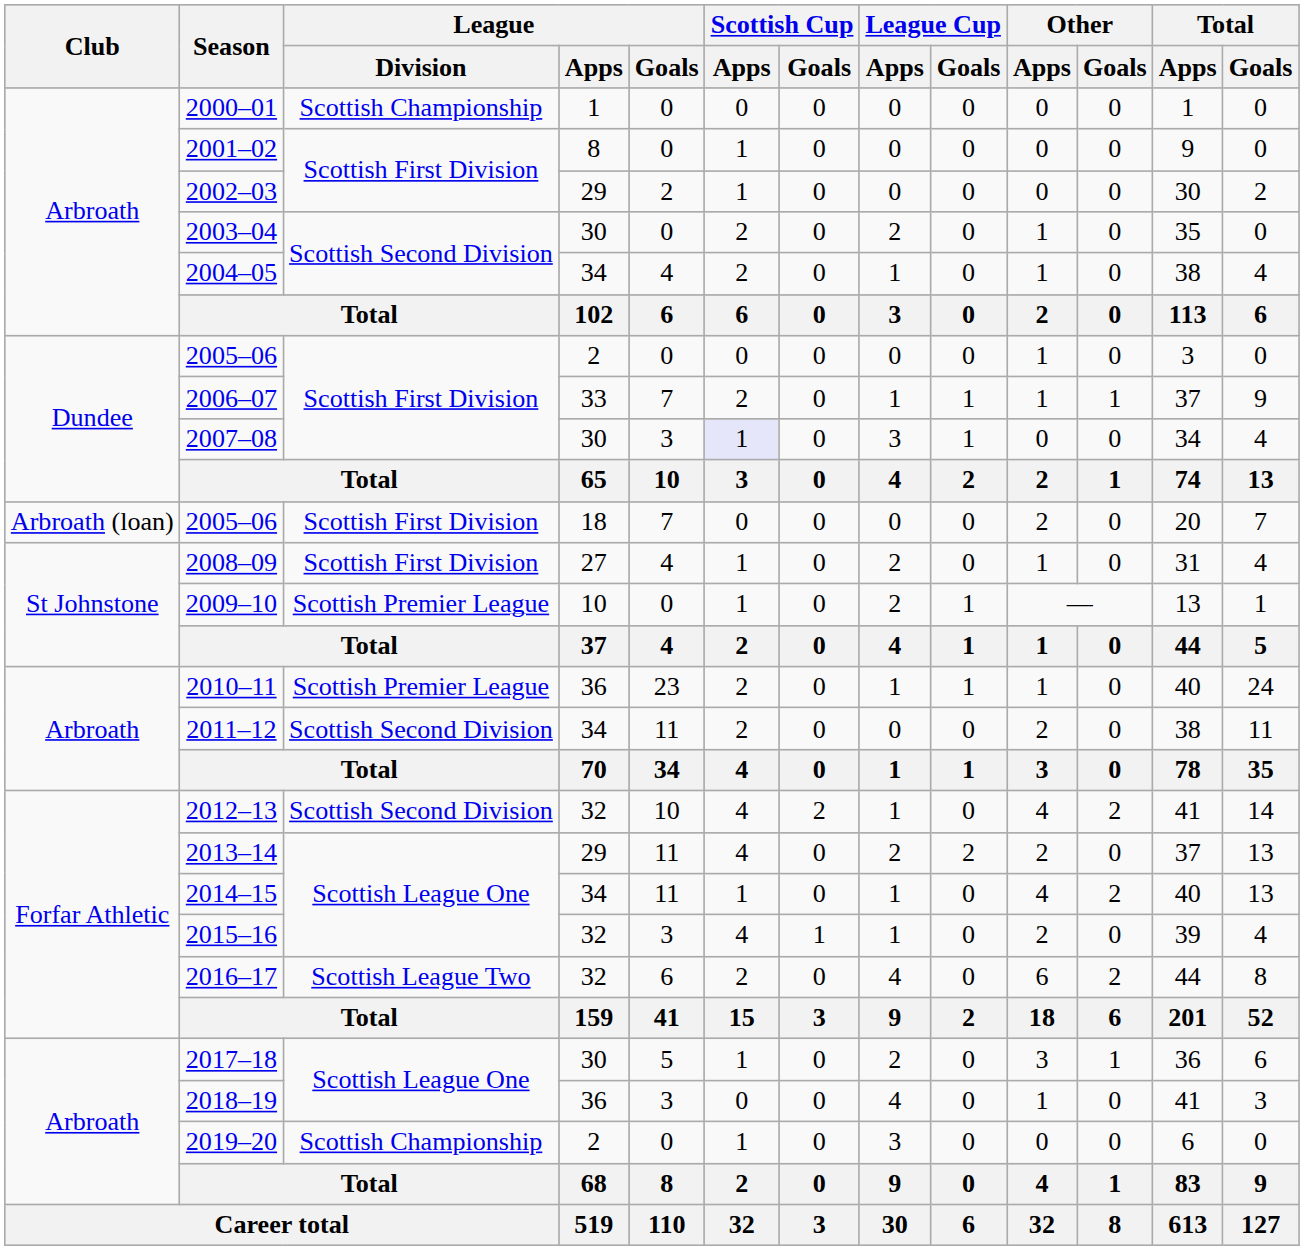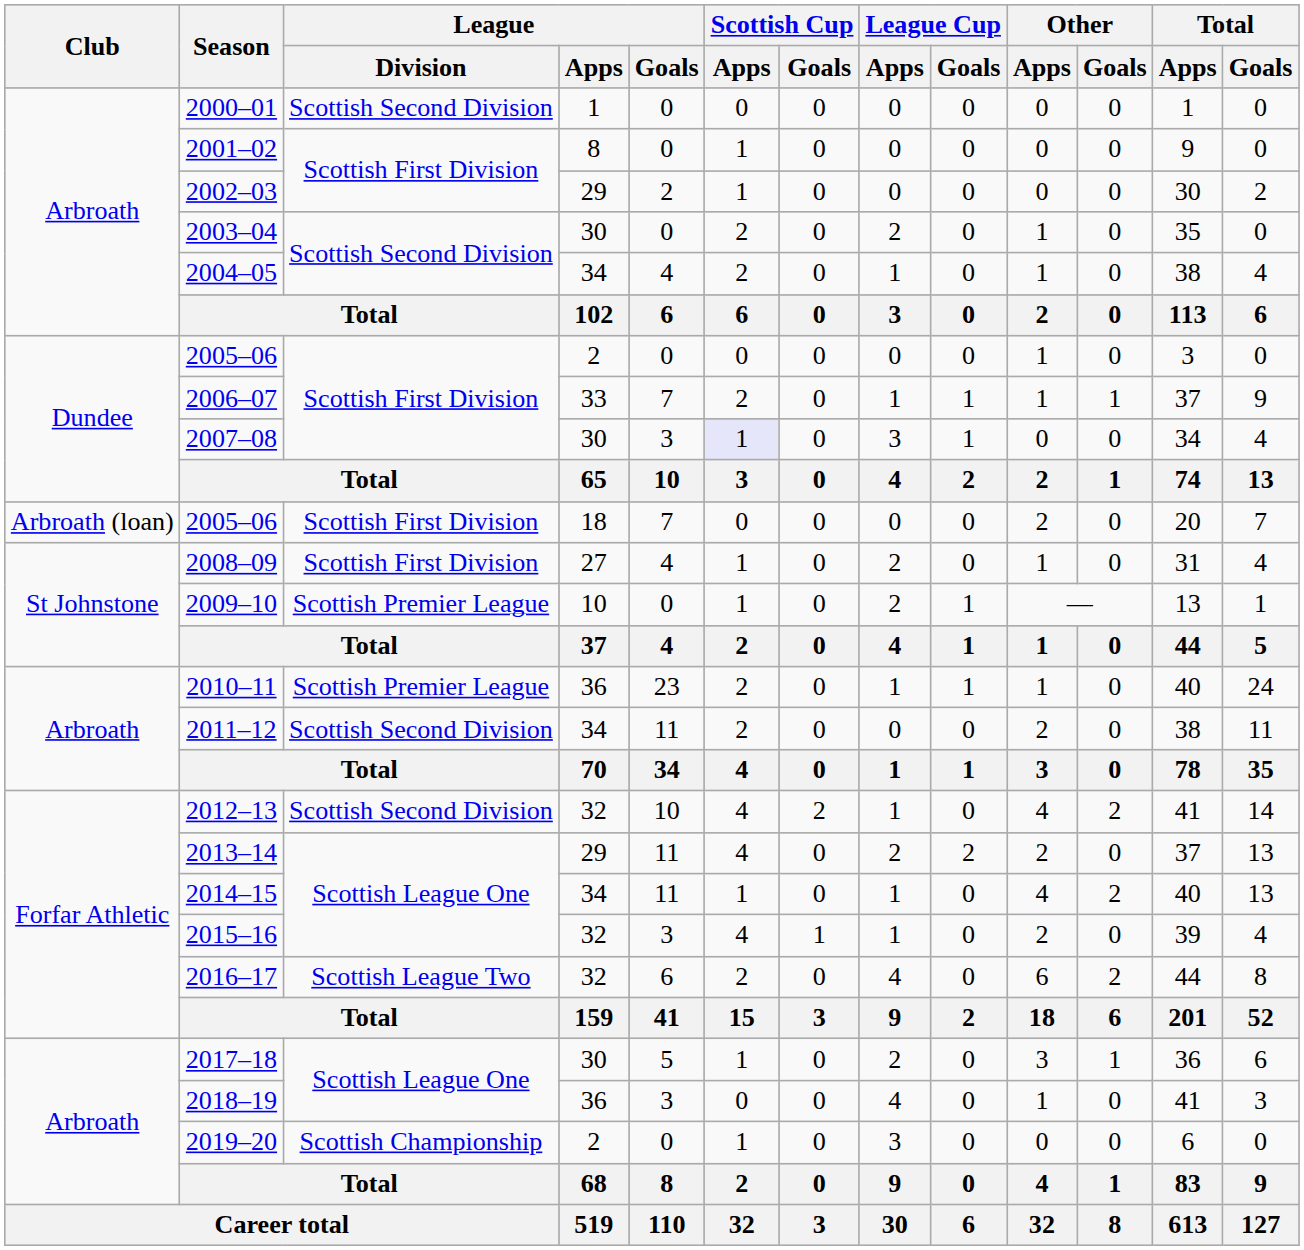(421, 107) Scottish Championship -> (421, 107) Scottish Second Division
